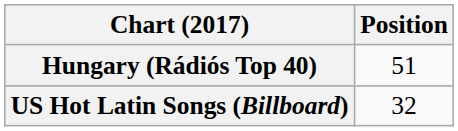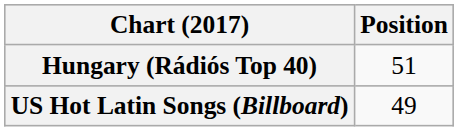(404, 105) 32 -> (404, 105) 49
